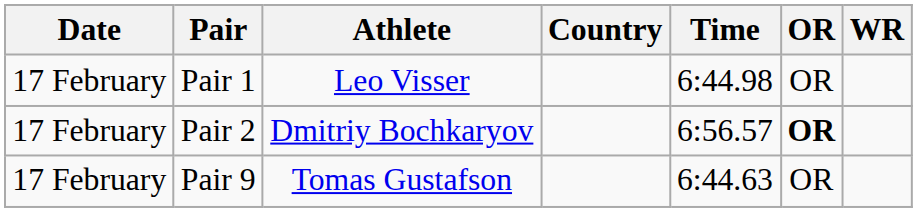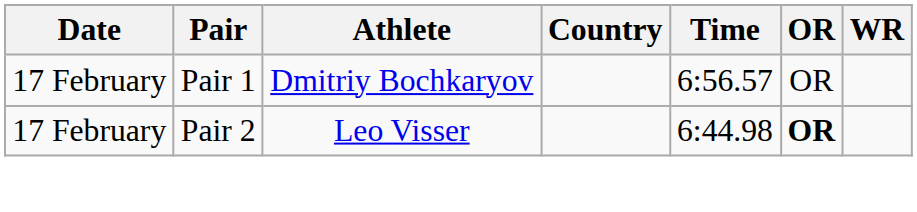(402, 79) Leo Visser -> (402, 79) Dmitriy Bochkaryov
(725, 79) 6:44.98 -> (725, 79) 6:56.57
(402, 130) Dmitriy Bochkaryov -> (402, 130) Leo Visser
(725, 130) 6:56.57 -> (725, 130) 6:44.98
- row: (218, 180)
